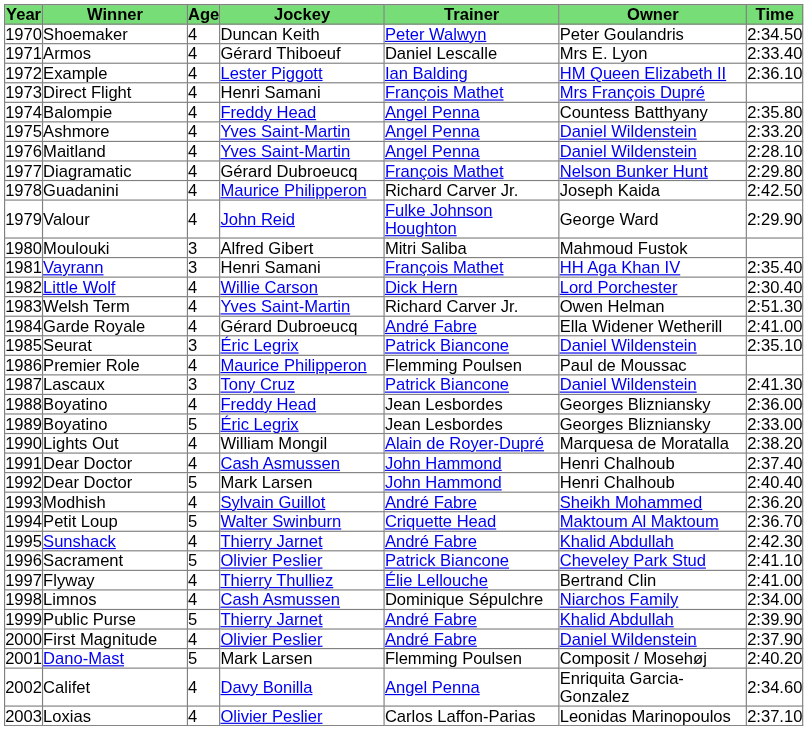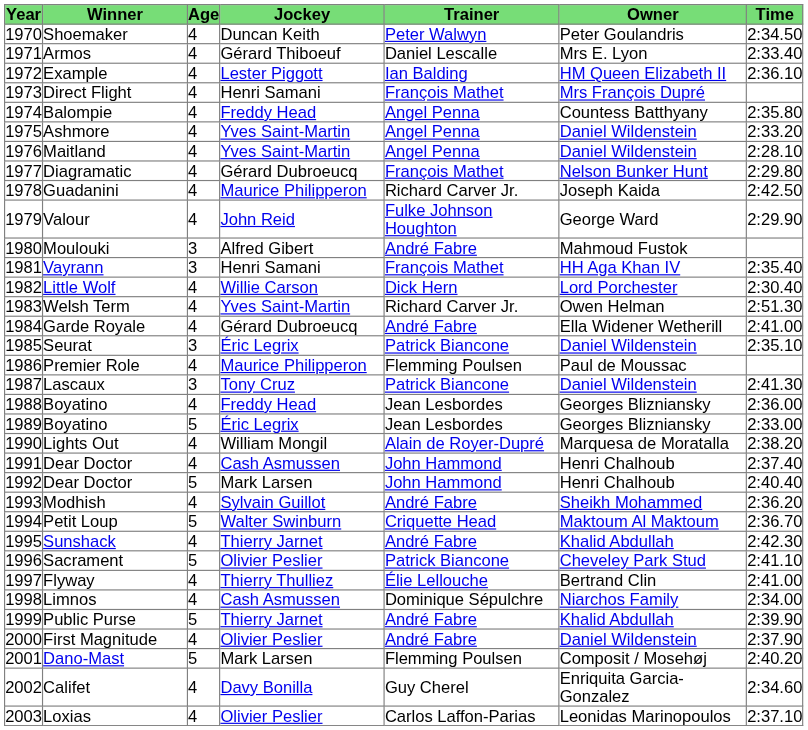(426, 248) Mitri Saliba -> (431, 248) André Fabre
(432, 687) Angel Penna -> (427, 687) Guy Cherel
